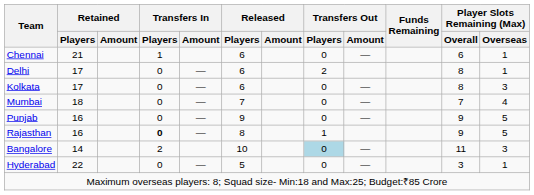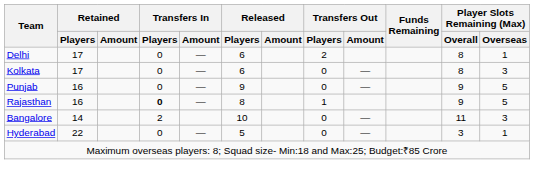- row: (25, 55)
- row: (24, 102)
(324, 149) lightblue background -> (324, 117) no background
